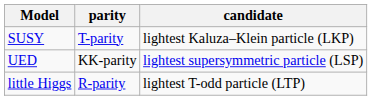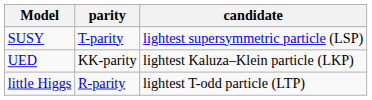(248, 38) lightest Kaluza–Klein particle (LKP) -> (253, 38) lightest supersymmetric particle (LSP)
(253, 60) lightest supersymmetric particle (LSP) -> (248, 60) lightest Kaluza–Klein particle (LKP)
